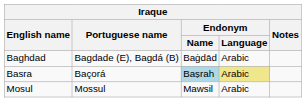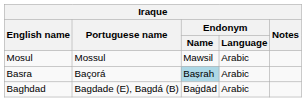rows swapped: (26, 58) <-> (20, 89)
(235, 74) khaki background -> (235, 74) no background
